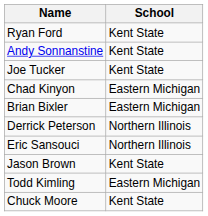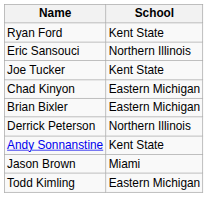rows swapped: (55, 51) <-> (43, 145)
(136, 164) Kent State -> (124, 164) Miami
- row: (42, 201)
